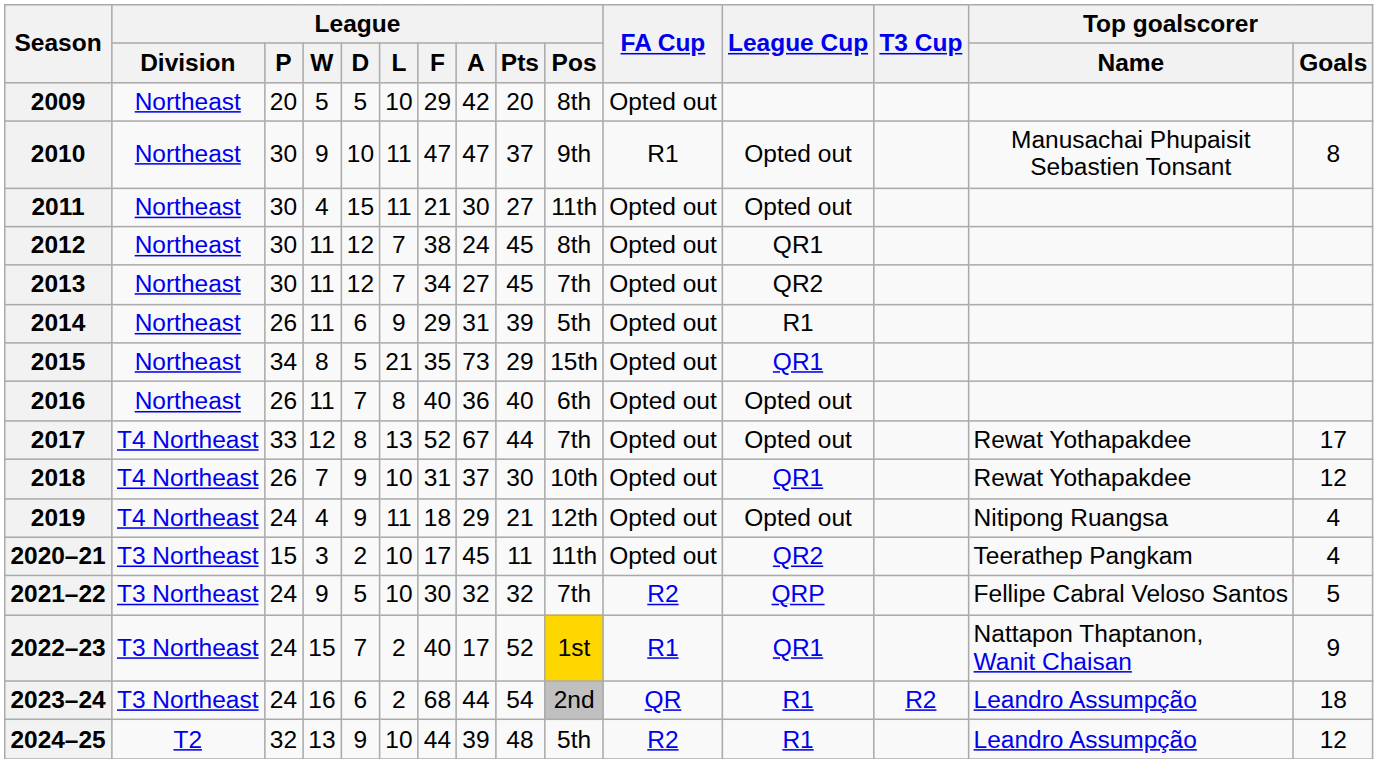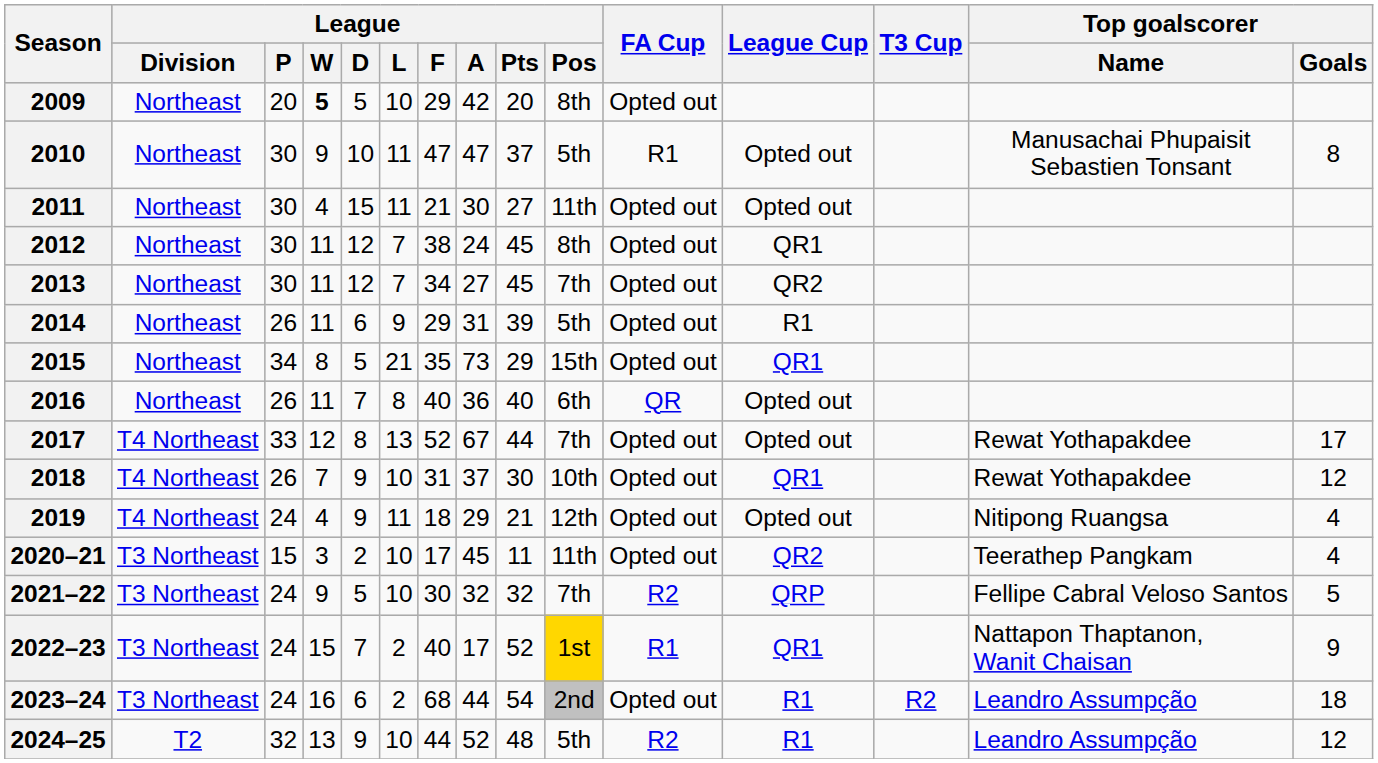(322, 101) normal -> (322, 101) bold
(574, 154) 9th -> (574, 154) 5th
(663, 400) Opted out -> (663, 400) QR
(663, 700) QR -> (663, 700) Opted out
(476, 738) 39 -> (476, 738) 52
